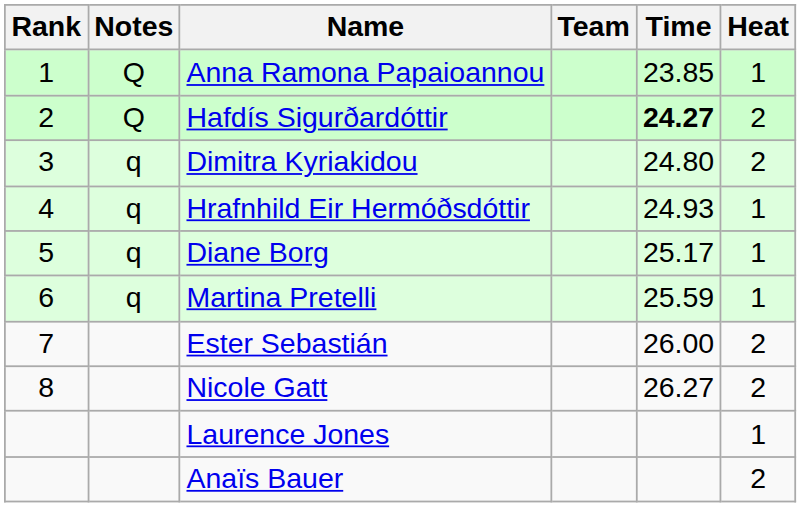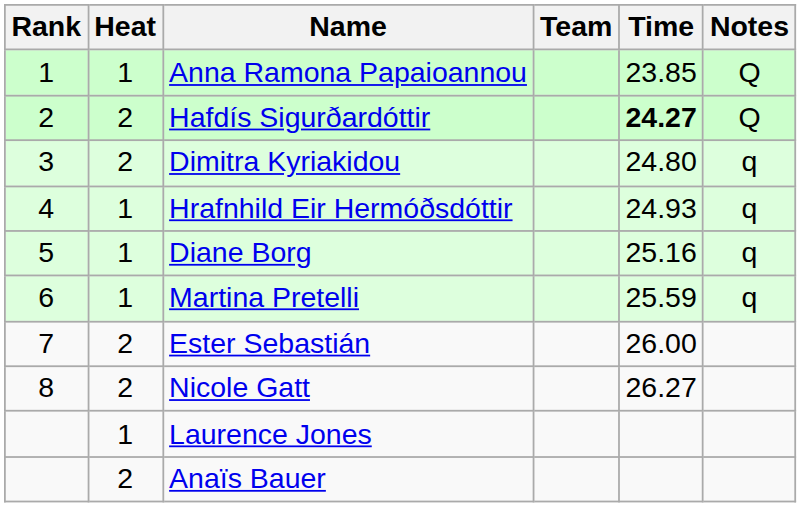columns swapped: (758, 27) <-> (134, 27)
(679, 252) 25.17 -> (661, 252) 25.16
